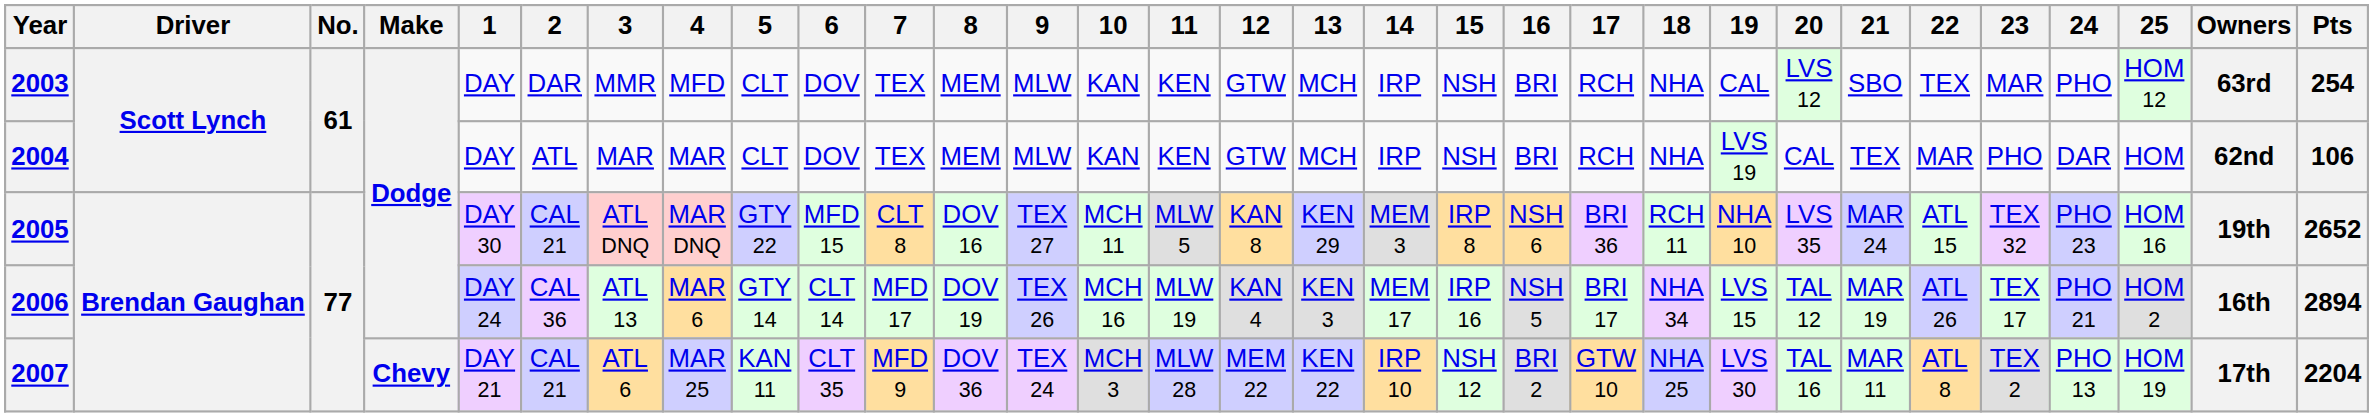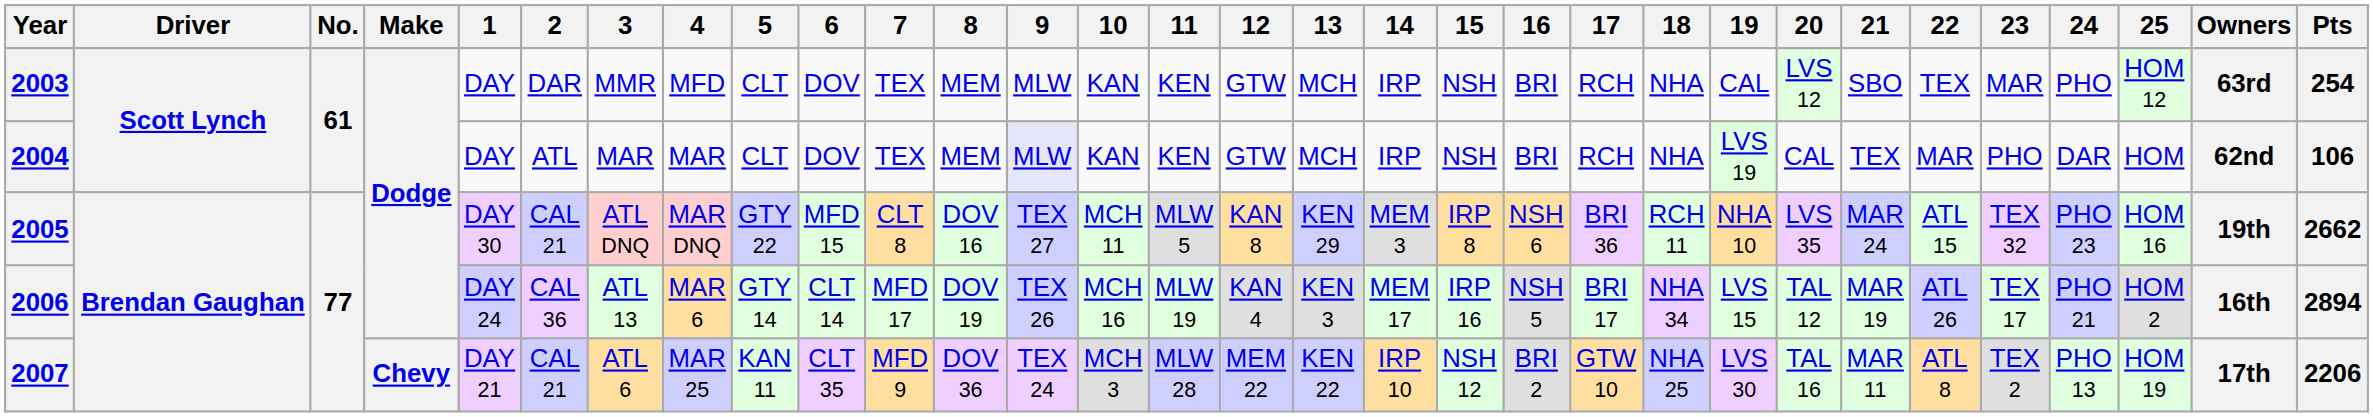(1042, 157) no background -> (1042, 157) lavender background
(2333, 229) 2652 -> (2333, 229) 2662
(2333, 374) 2204 -> (2333, 374) 2206
